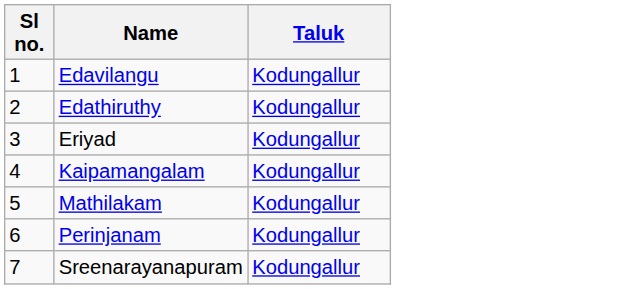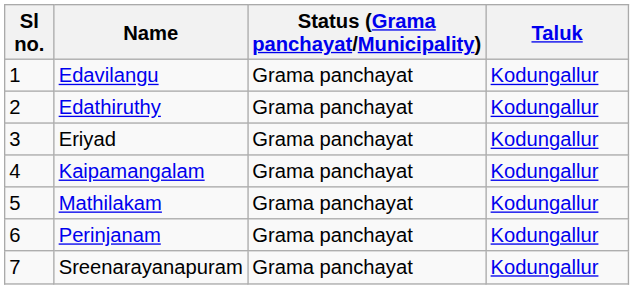+ column: (367, 32)
